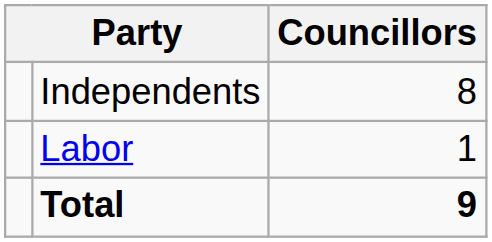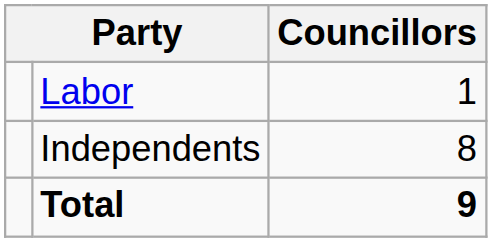rows swapped: (87, 148) <-> (150, 90)
